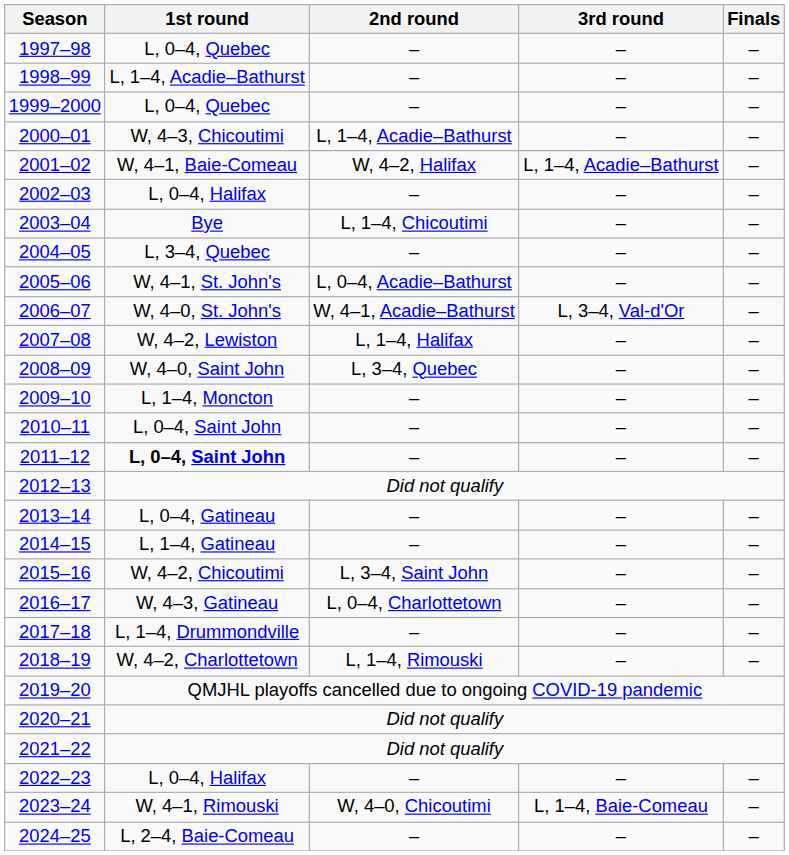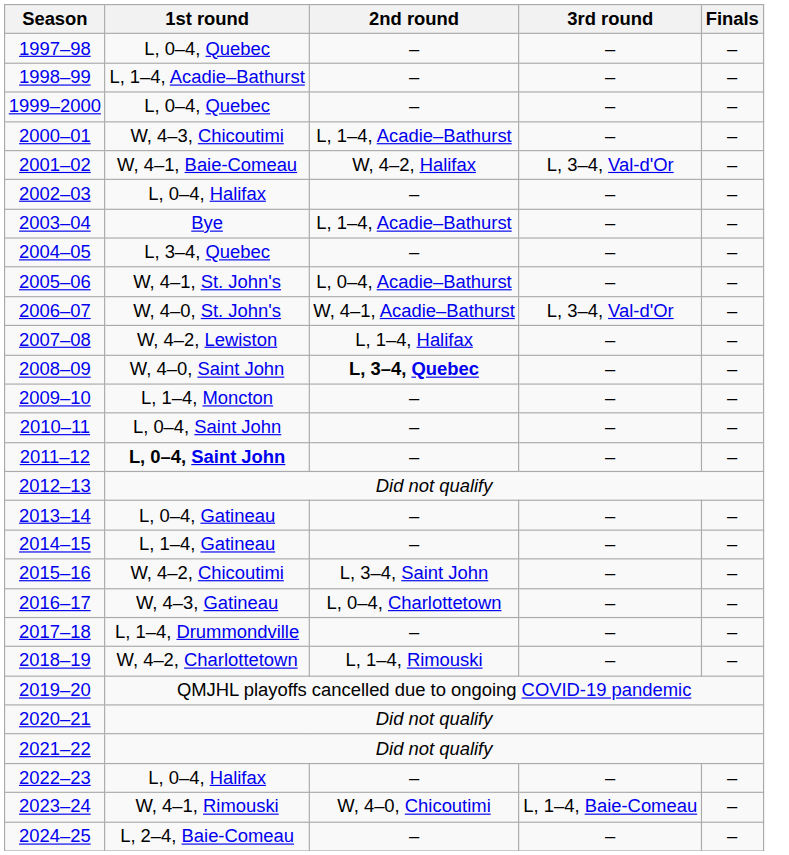(621, 164) L, 1–4, Acadie–Bathurst -> (610, 164) L, 3–4, Val-d'Or
(414, 223) L, 1–4, Chicoutimi -> (414, 223) L, 1–4, Acadie–Bathurst
(414, 369) normal -> (414, 369) bold
